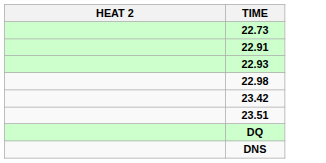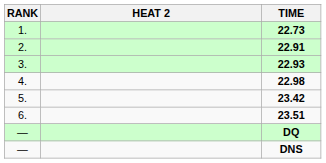+ column: (22, 13)
